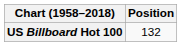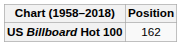(151, 32) 132 -> (151, 32) 162
